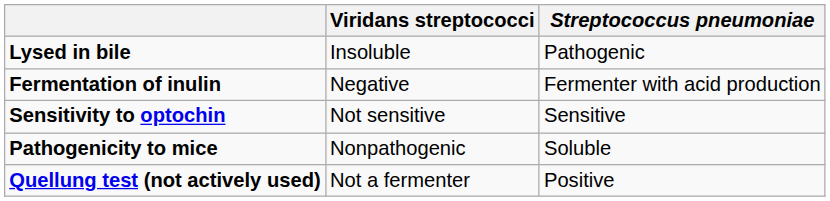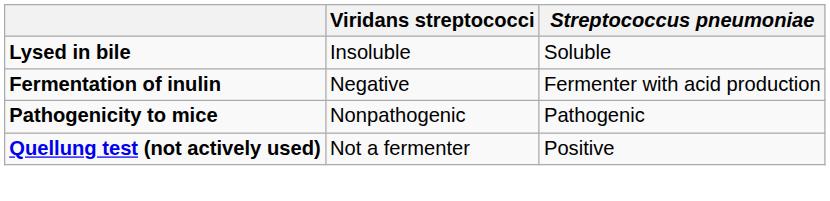(594, 52) Pathogenic -> (578, 52) Soluble
- row: (117, 116)
(578, 148) Soluble -> (594, 116) Pathogenic
